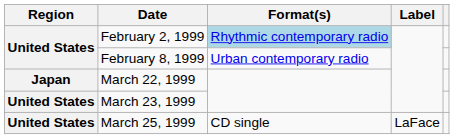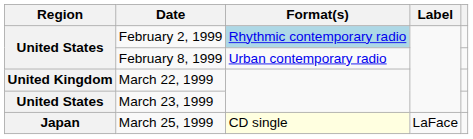(51, 79) Japan -> (60, 79) United Kingdom
(51, 123) United States -> (60, 123) Japan
(240, 123) no background -> (258, 123) lightyellow background
